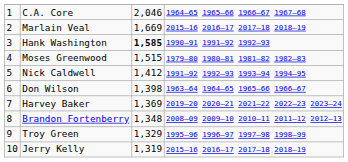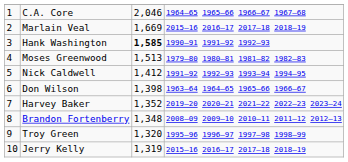(148, 58) 1,515 -> (148, 58) 1,513
(148, 104) 1,369 -> (148, 104) 1,352
(148, 134) 1,329 -> (148, 134) 1,320
